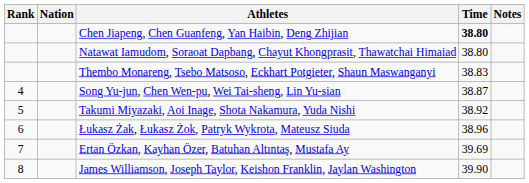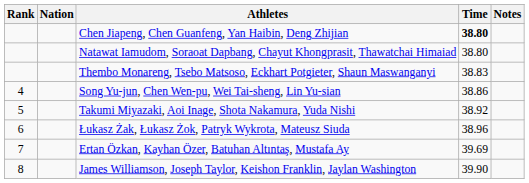(475, 91) 38.87 -> (475, 91) 38.86
